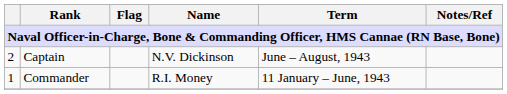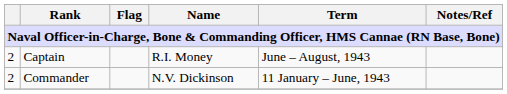(193, 57) N.V. Dickinson -> (182, 57) R.I. Money
(11, 78) 1 -> (11, 78) 2
(182, 78) R.I. Money -> (193, 78) N.V. Dickinson
